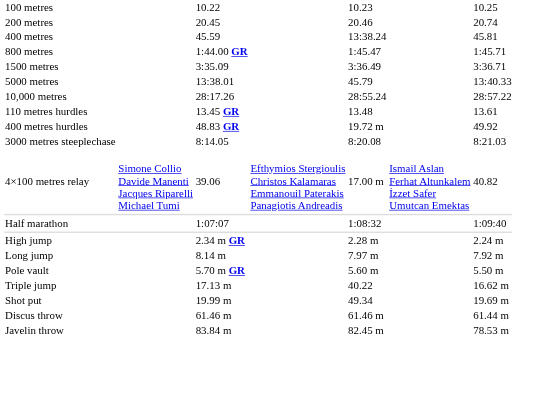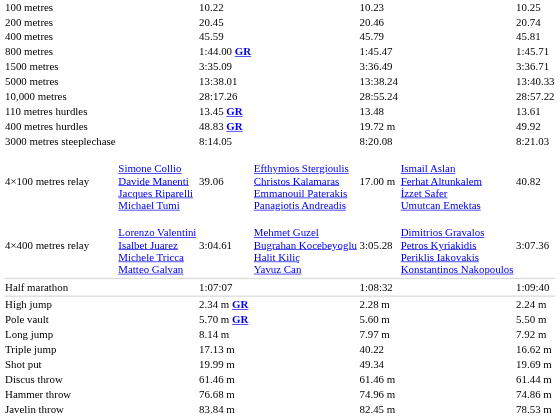(367, 37) 13:38.24 -> (372, 37) 45.79
(360, 82) 45.79 -> (379, 82) 13:38.24
+ row: (47, 245)
rows swapped: (27, 271) <-> (29, 256)
+ row: (38, 394)
